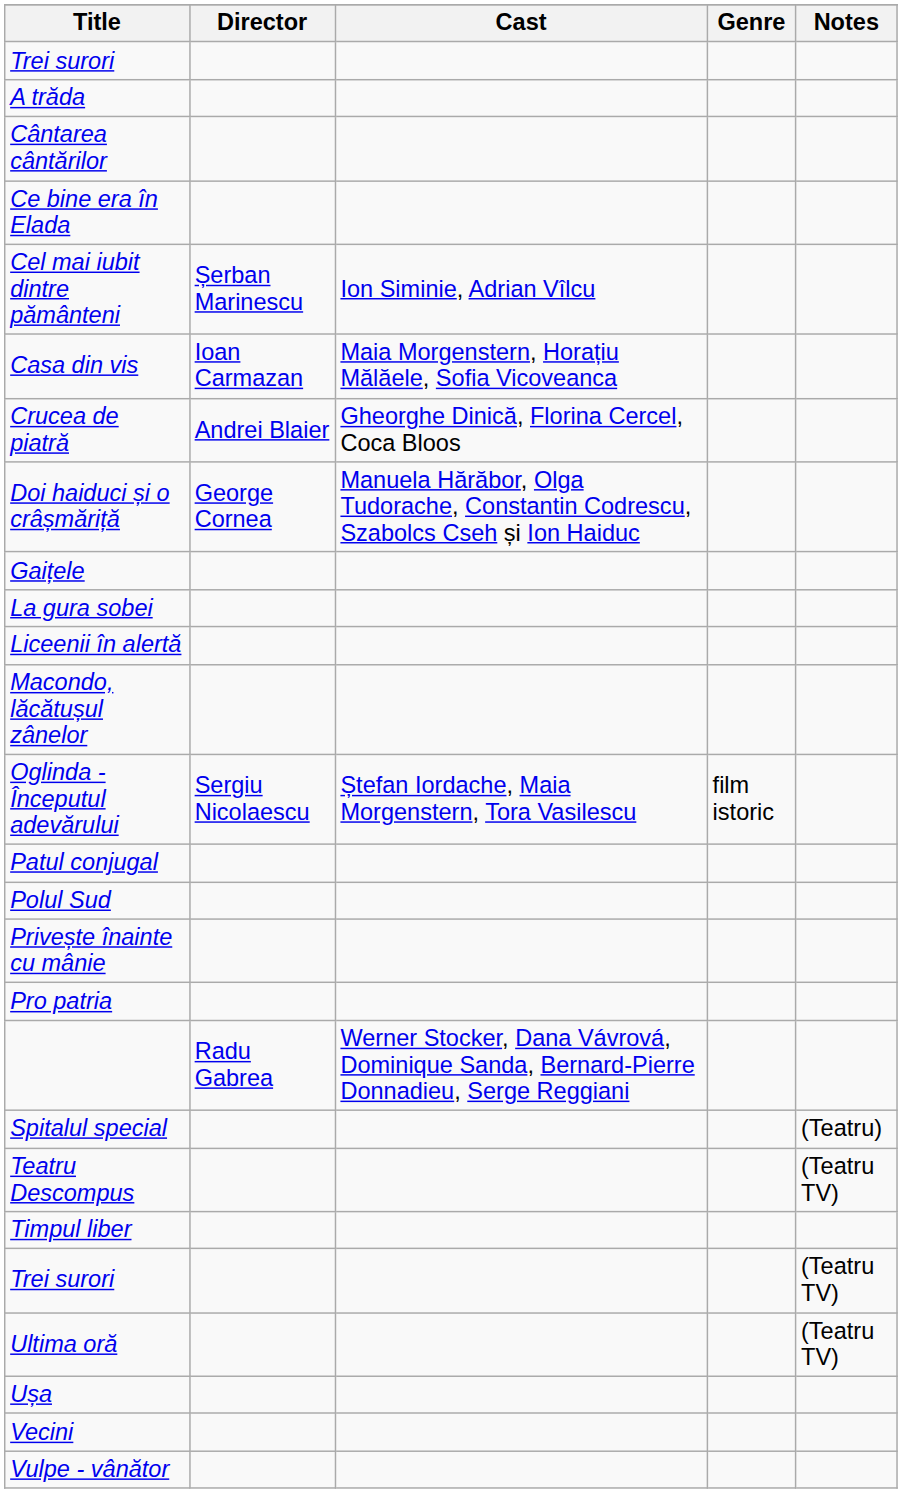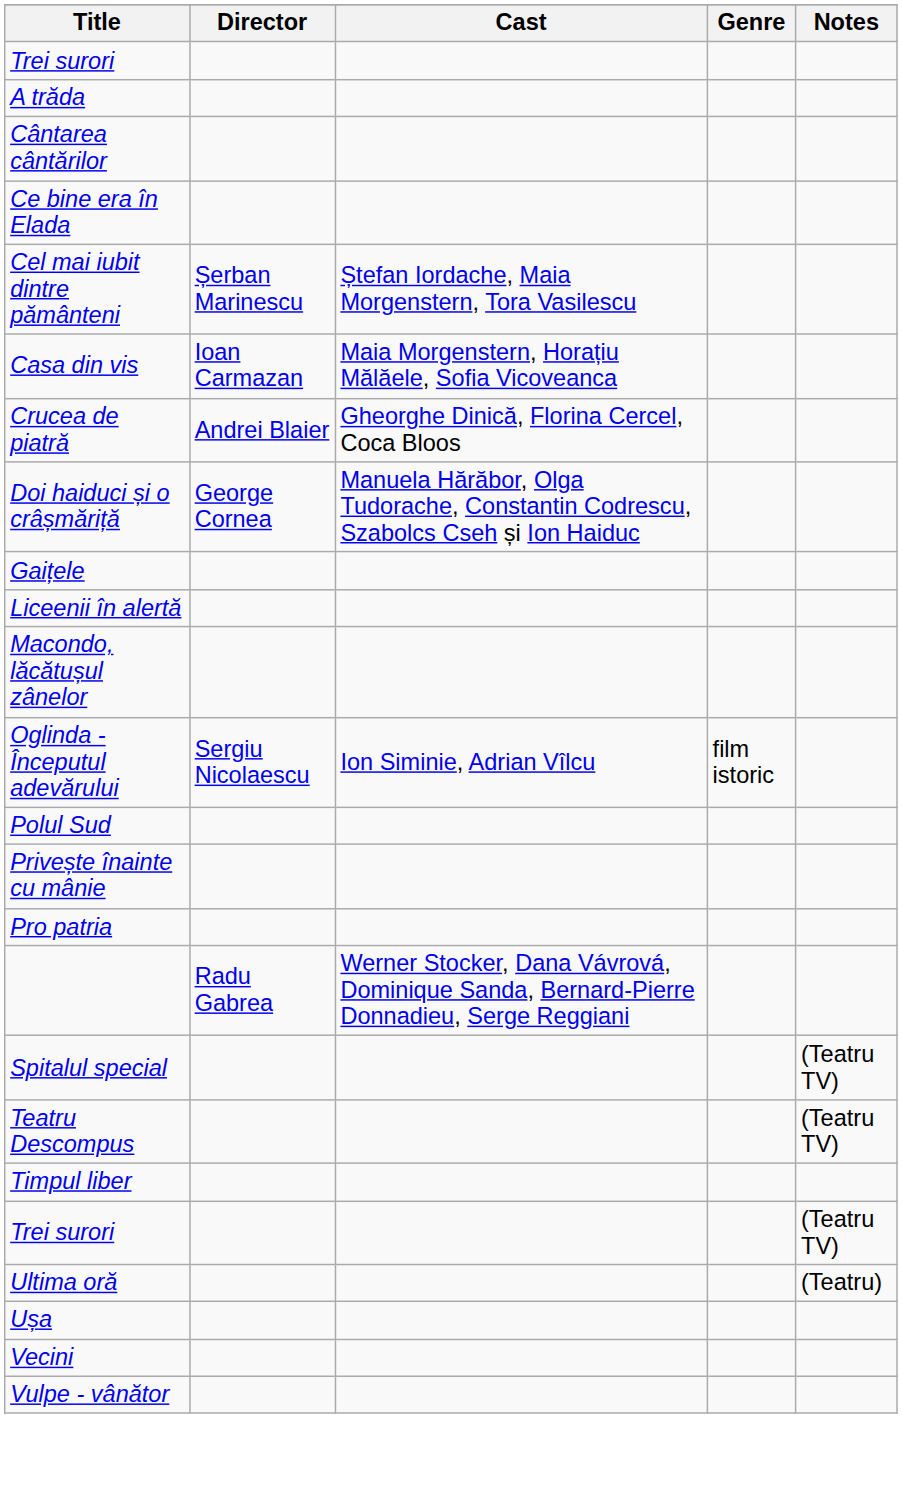(468, 289) Ion Siminie, Adrian Vîlcu -> (488, 289) Ștefan Iordache, Maia Morgenstern, Tora Vasilescu
- row: (81, 607)
(488, 799) Ștefan Iordache, Maia Morgenstern, Tora Vasilescu -> (468, 761) Ion Siminie, Adrian Vîlcu
- row: (84, 862)
(842, 1128) (Teatru) -> (838, 1067) (Teatru TV)
(838, 1344) (Teatru TV) -> (842, 1282) (Teatru)
